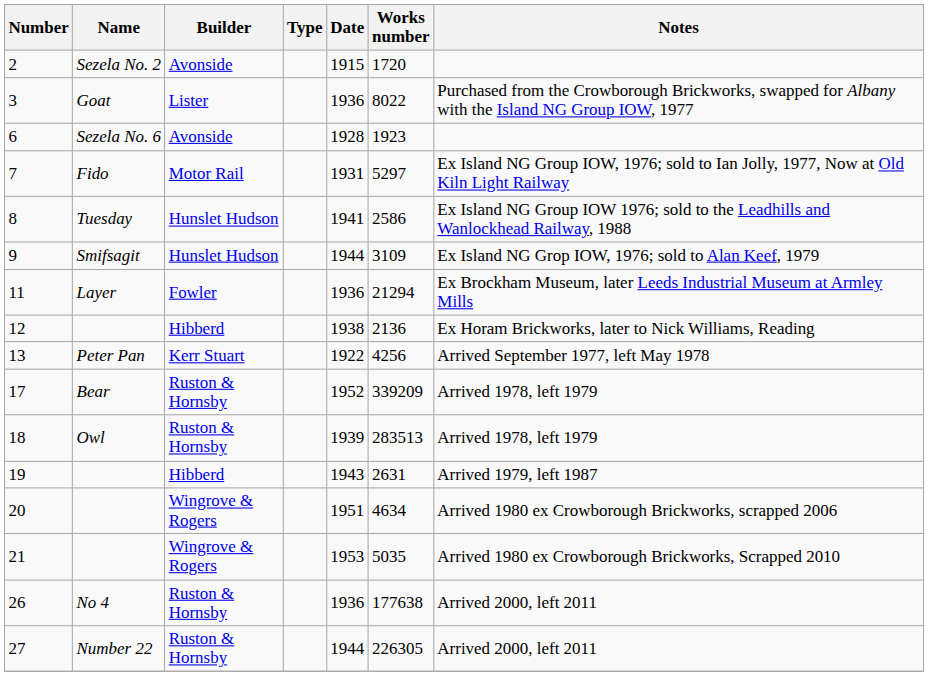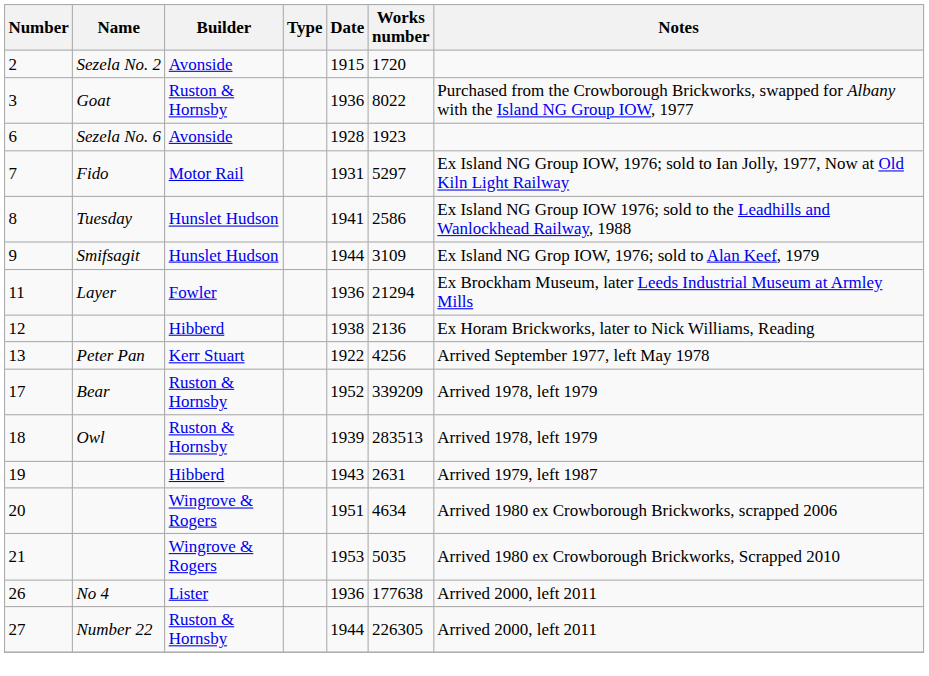(188, 100) Lister -> (201, 100) Ruston & Hornsby
(201, 602) Ruston & Hornsby -> (188, 593) Lister
